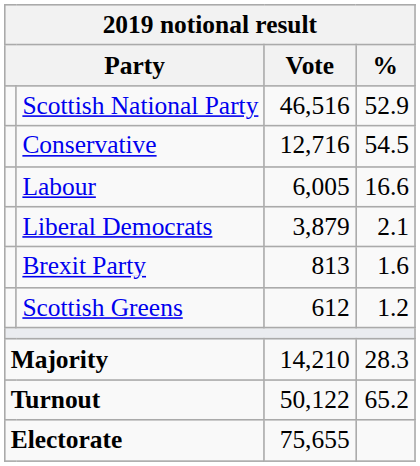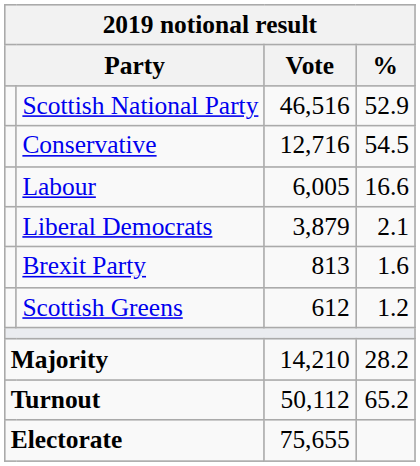(387, 359) 28.3 -> (387, 359) 28.2
(315, 399) 50,122 -> (315, 399) 50,112
